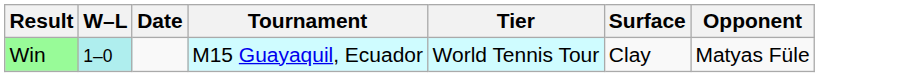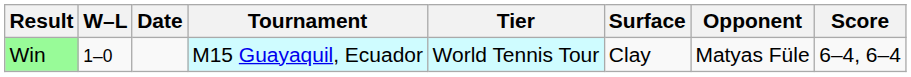+ column: (860, 21)
(98, 55) paleturquoise background -> (98, 55) no background
